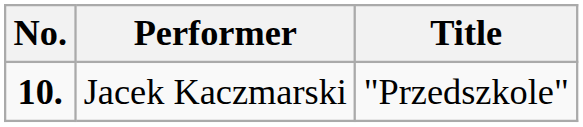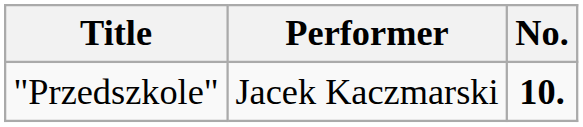columns swapped: (40, 33) <-> (466, 33)
